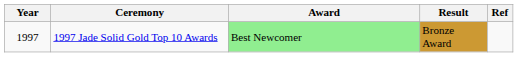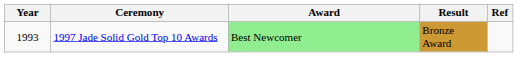(28, 36) 1997 -> (28, 36) 1993
